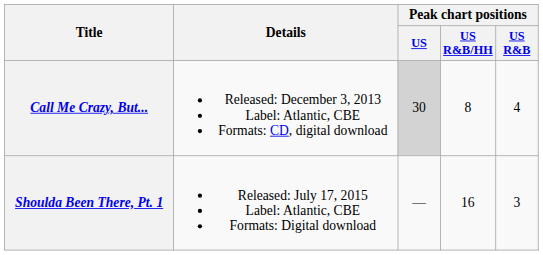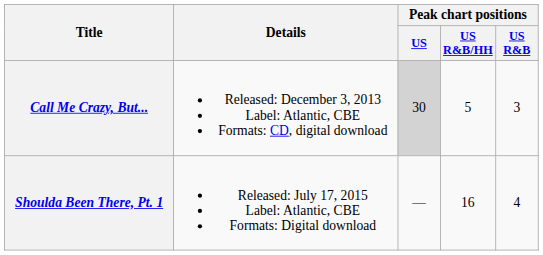(468, 108) 8 -> (468, 108) 5
(517, 108) 4 -> (517, 108) 3
(517, 202) 3 -> (517, 202) 4
